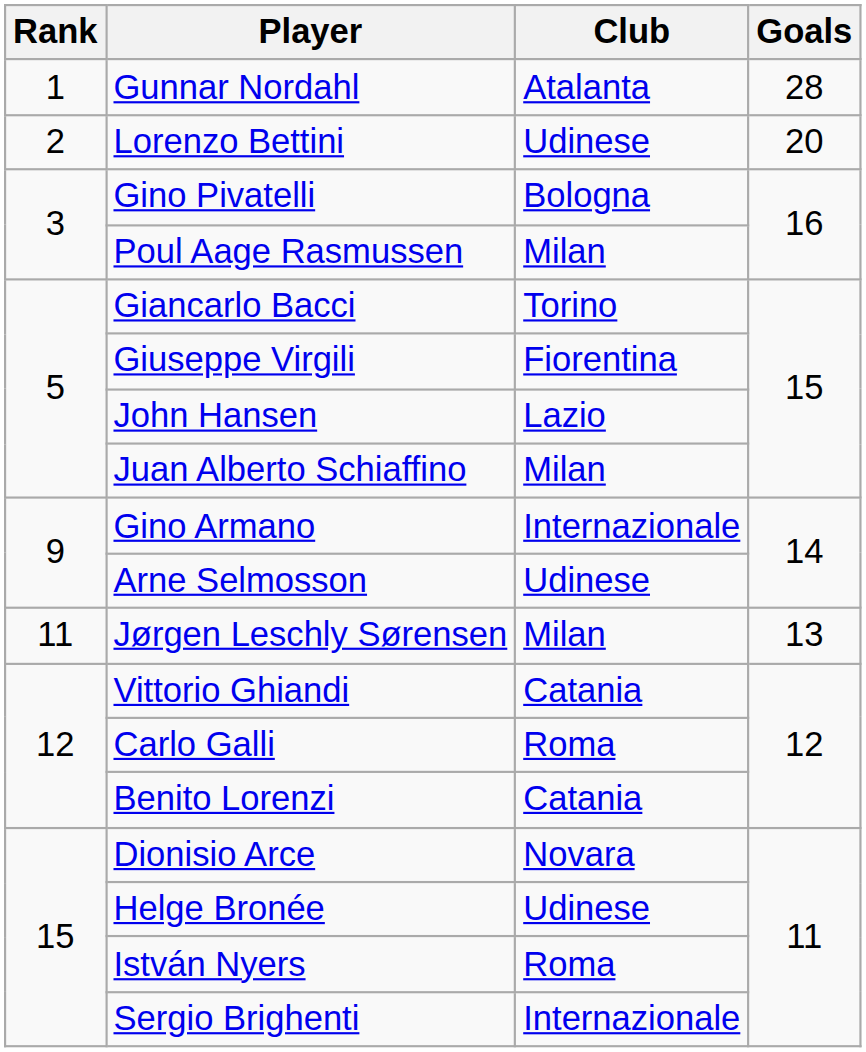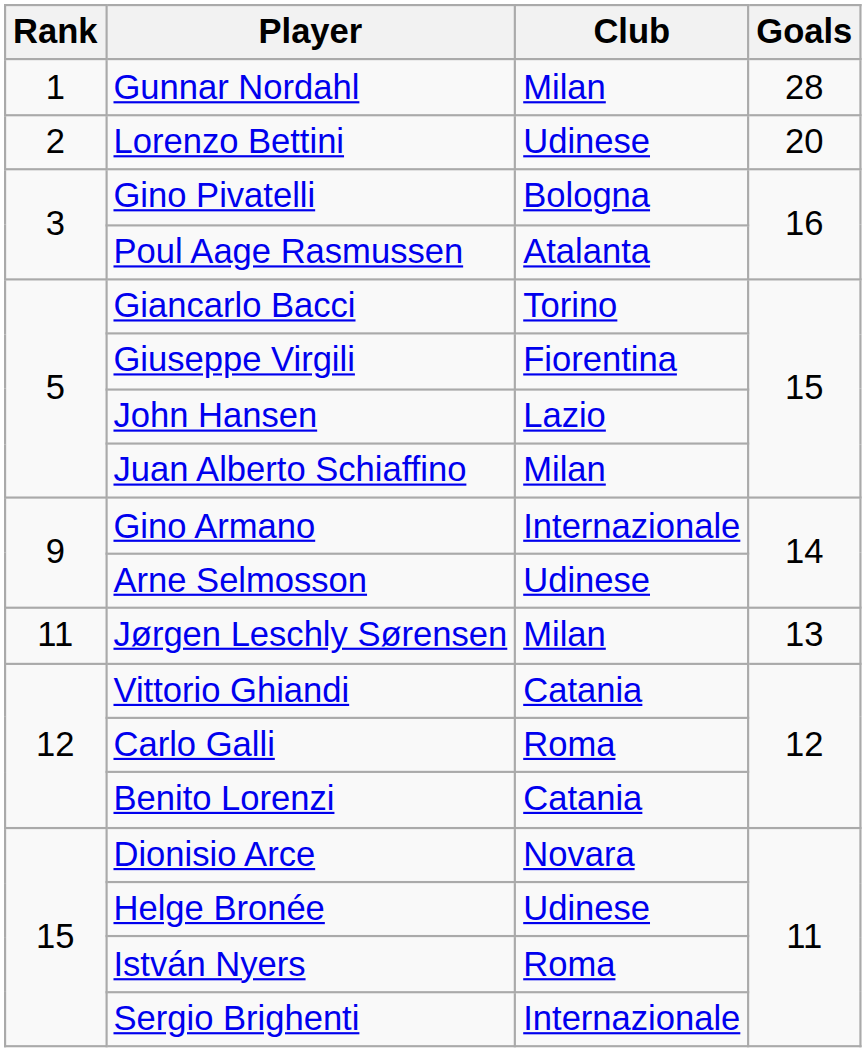(587, 86) Atalanta -> (565, 86) Milan
(565, 251) Milan -> (587, 251) Atalanta
